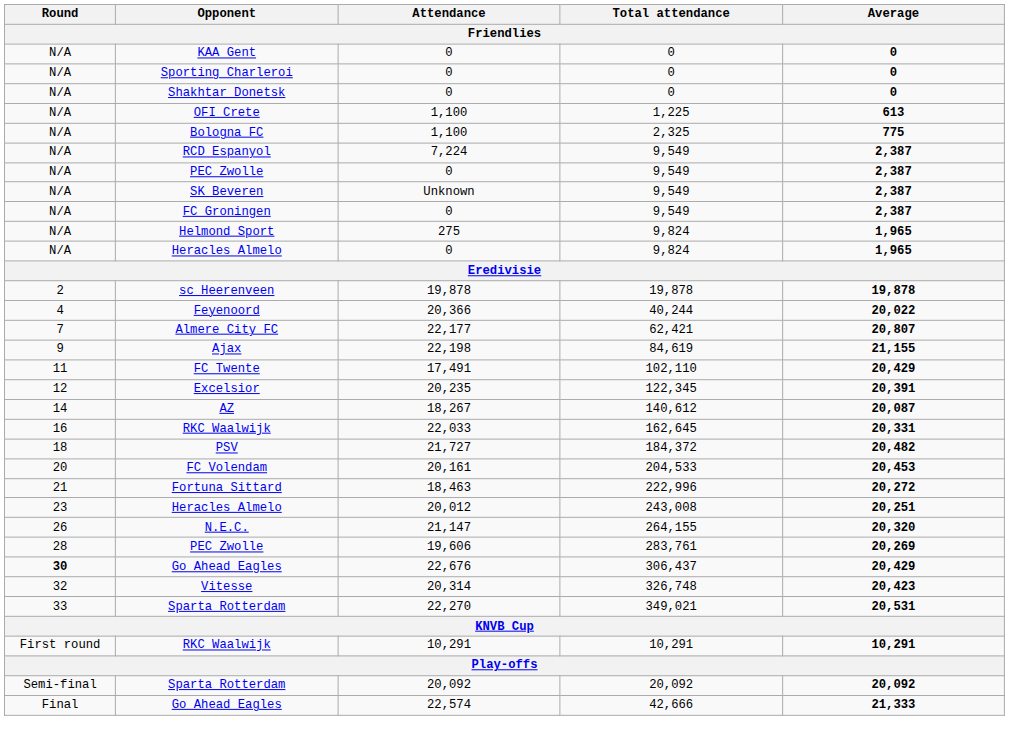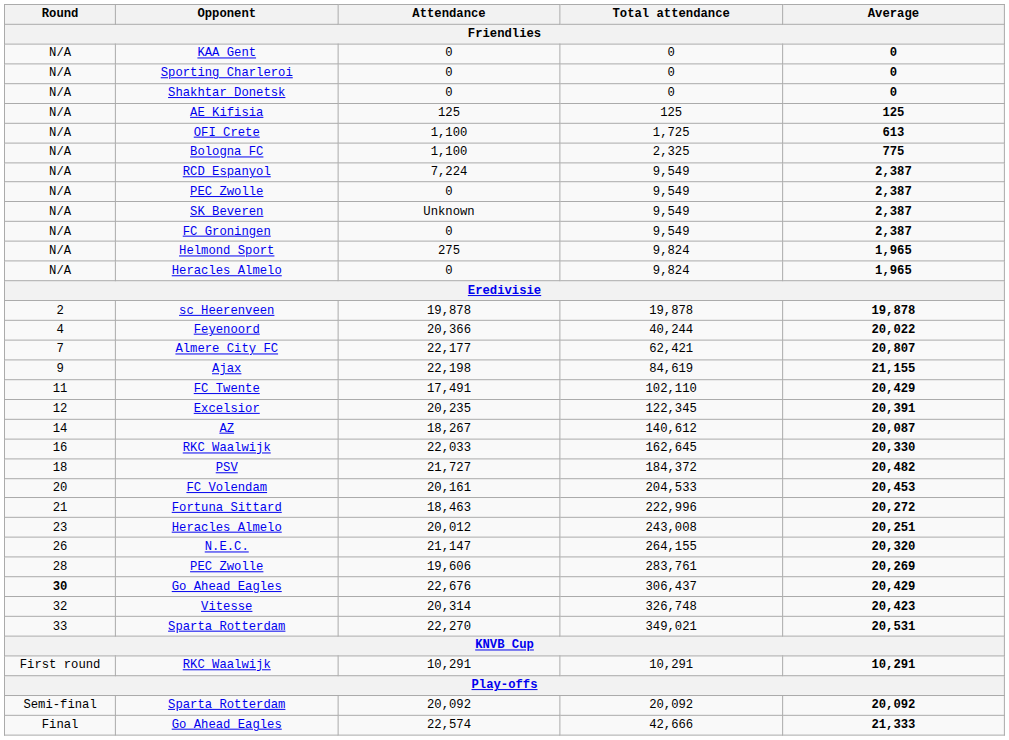+ row: (227, 113)
(671, 113) 1,225 -> (671, 133) 1,725
(893, 429) 20,331 -> (893, 449) 20,330
